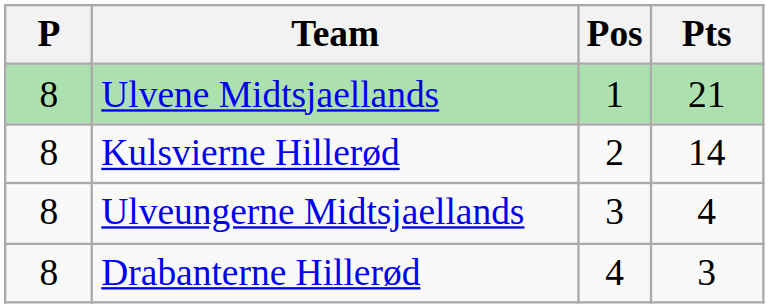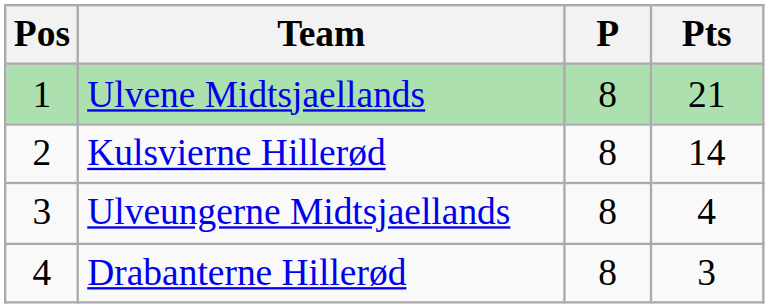columns swapped: (615, 34) <-> (49, 34)
